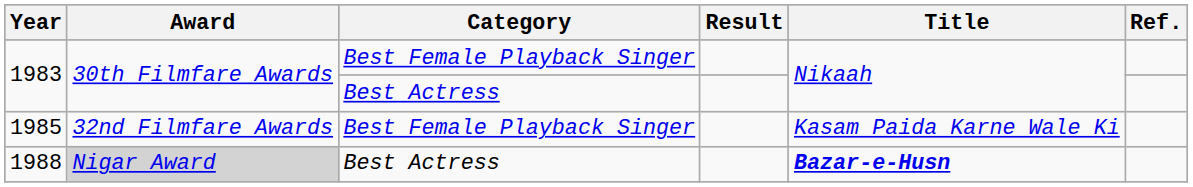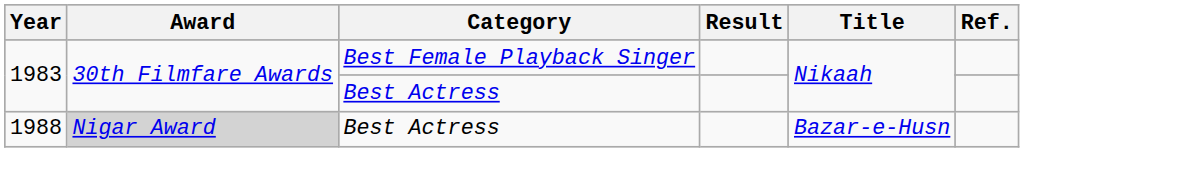- row: (36, 129)
(872, 164) bold -> (872, 129) normal
